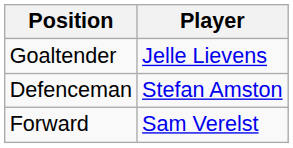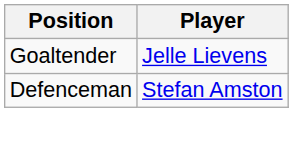- row: (49, 124)
